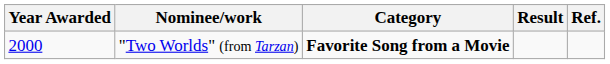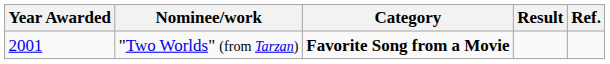(25, 44) 2000 -> (25, 44) 2001
